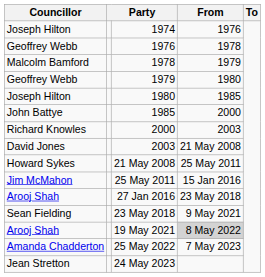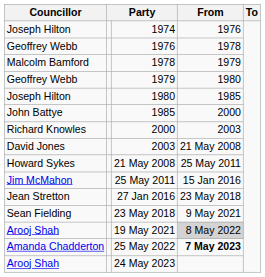(33, 197) Arooj Shah -> (38, 197) Jean Stretton
(213, 247) normal -> (213, 247) bold
(38, 264) Jean Stretton -> (33, 264) Arooj Shah
